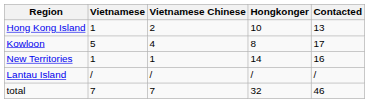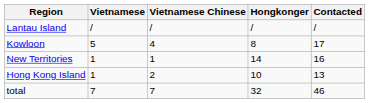rows swapped: (46, 28) <-> (36, 75)
